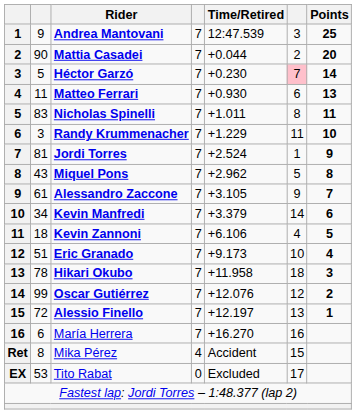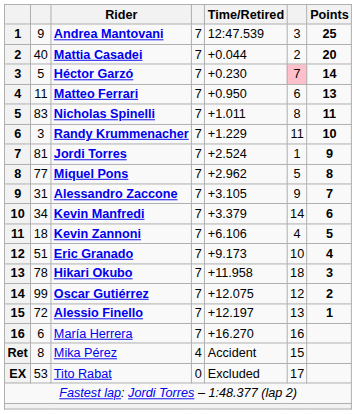(41, 54) 90 -> (41, 54) 40
(227, 94) +0.930 -> (227, 94) +0.950
(41, 174) 43 -> (41, 174) 77
(41, 193) 61 -> (41, 193) 31
(231, 293) +12.076 -> (231, 293) +12.075
